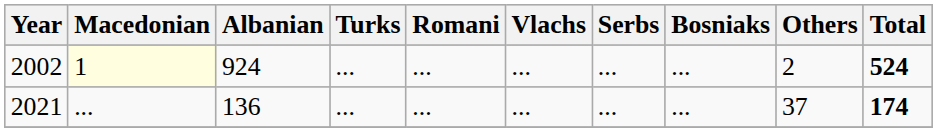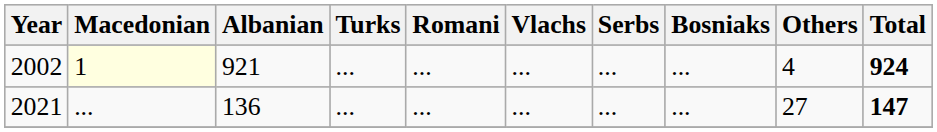(241, 65) 924 -> (241, 65) 921
(788, 65) 2 -> (788, 65) 4
(889, 65) 524 -> (889, 65) 924
(795, 106) 37 -> (795, 106) 27
(889, 106) 174 -> (889, 106) 147
